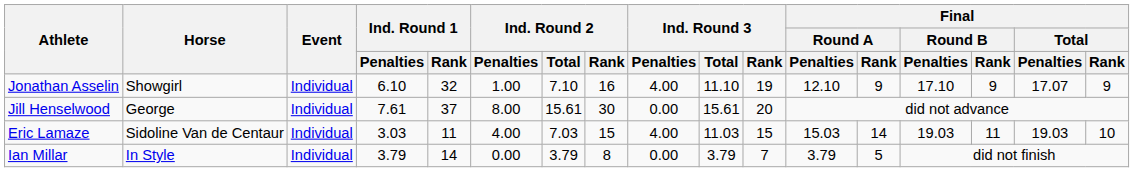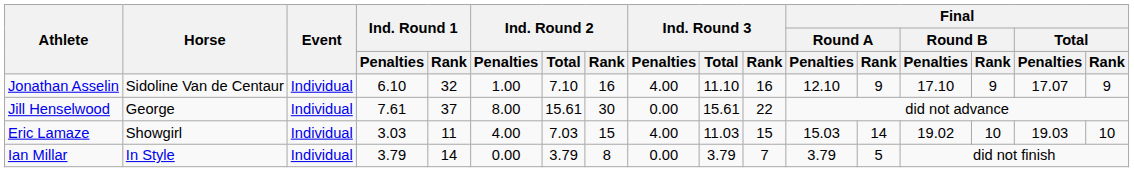(154, 86) Showgirl -> (205, 86) Sidoline Van de Centaur
(765, 86) 19 -> (765, 86) 16
(765, 109) 20 -> (765, 109) 22
(205, 133) Sidoline Van de Centaur -> (154, 133) Showgirl
(936, 133) 19.03 -> (936, 133) 19.02
(993, 133) 11 -> (993, 133) 10
